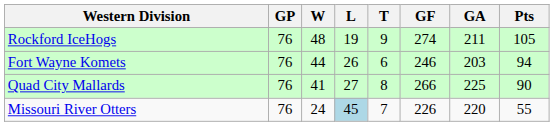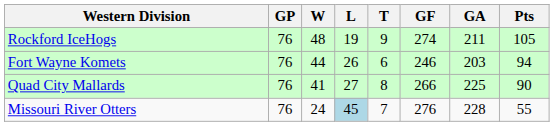(425, 109) 226 -> (425, 109) 276
(475, 109) 220 -> (475, 109) 228
